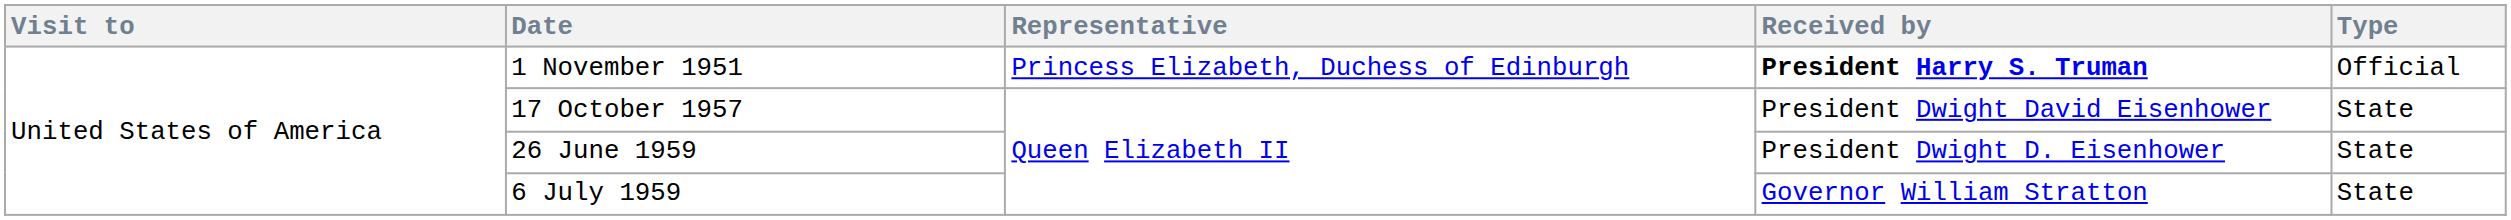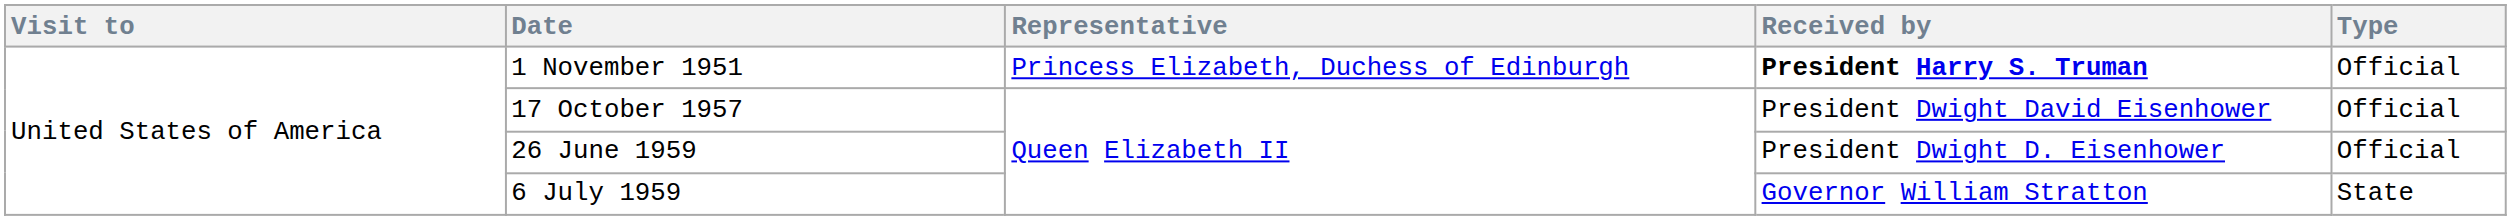(2375, 110) State -> (2399, 110) Official
(2375, 152) State -> (2399, 152) Official
